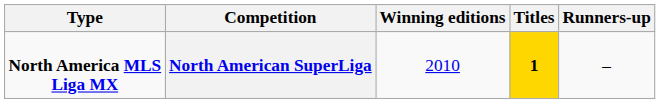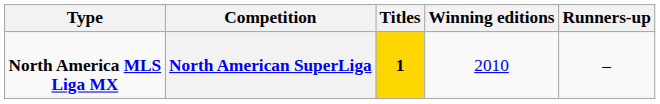columns swapped: (534, 18) <-> (443, 18)
